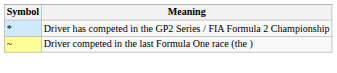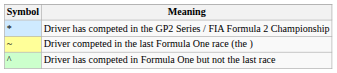+ row: (160, 60)
